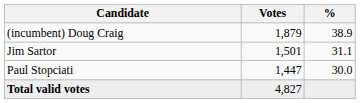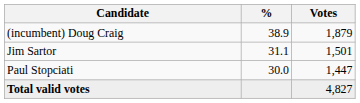columns swapped: (273, 13) <-> (330, 13)
